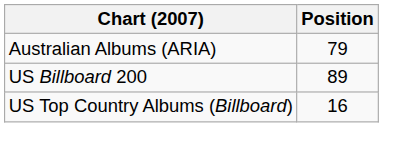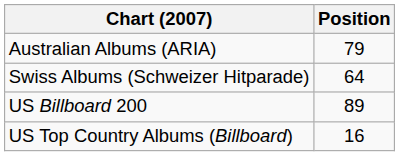+ row: (159, 77)
